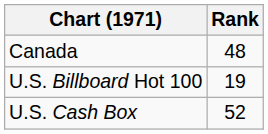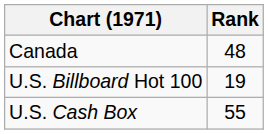(235, 112) 52 -> (235, 112) 55
